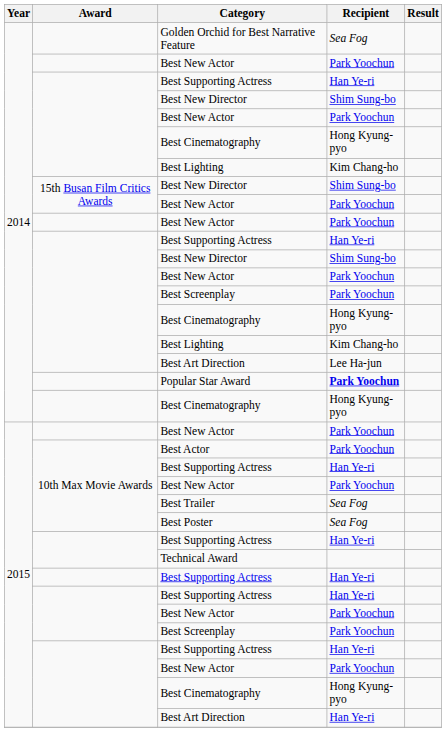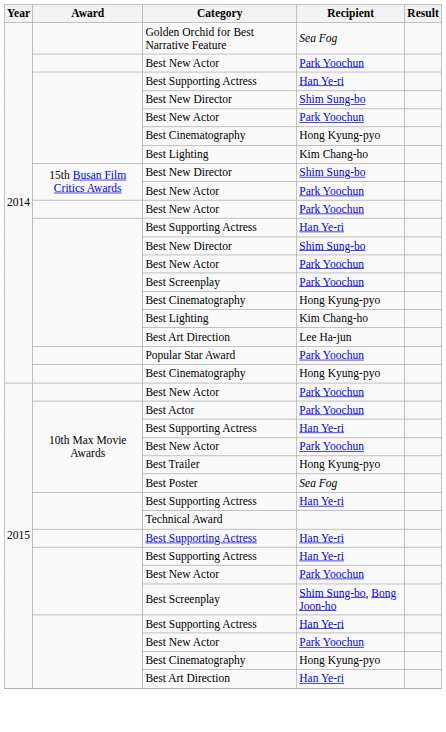(364, 381) bold -> (332, 355) normal
(349, 503) Sea Fog -> (340, 465) Hong Kyung-pyo
(362, 631) Park Yoochun -> (348, 599) Shim Sung-bo, Bong Joon-ho
